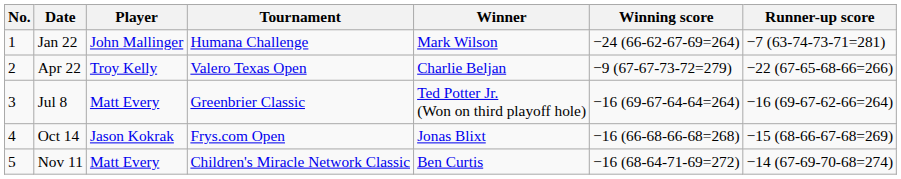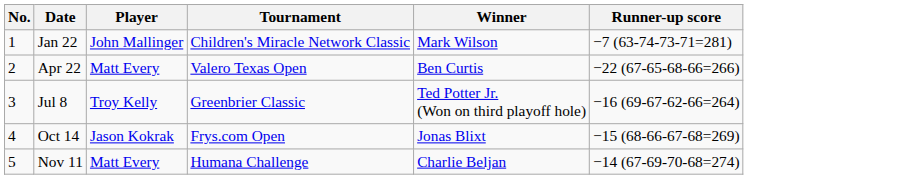- column: (666, 17)
(249, 42) Humana Challenge -> (300, 42) Children's Miracle Network Classic
(124, 67) Troy Kelly -> (125, 67) Matt Every
(462, 67) Charlie Beljan -> (450, 67) Ben Curtis
(125, 102) Matt Every -> (124, 102) Troy Kelly
(300, 162) Children's Miracle Network Classic -> (249, 162) Humana Challenge
(450, 162) Ben Curtis -> (462, 162) Charlie Beljan
